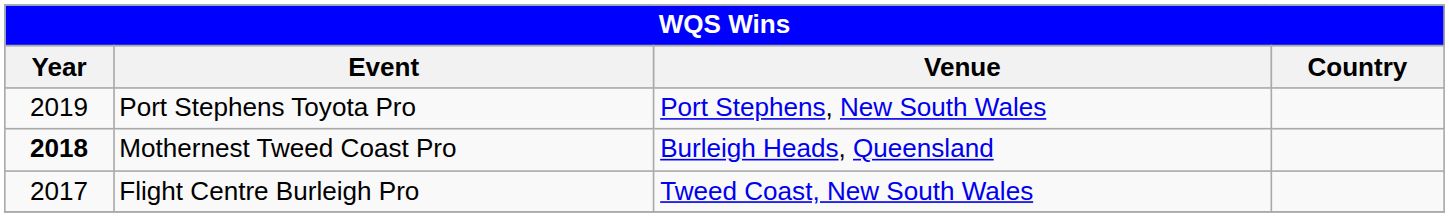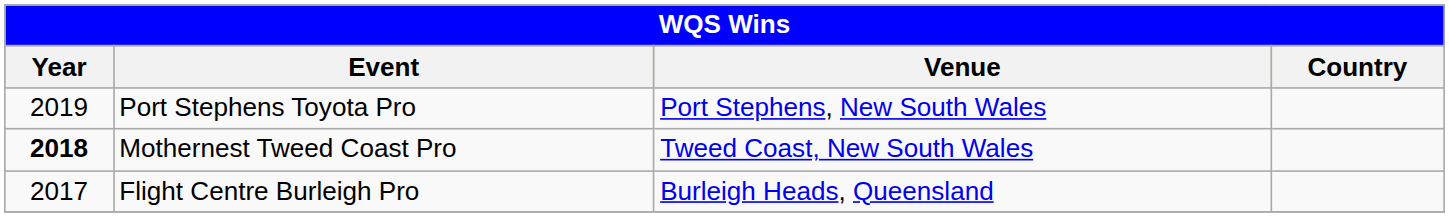(827, 149) Burleigh Heads, Queensland -> (847, 149) Tweed Coast, New South Wales
(847, 190) Tweed Coast, New South Wales -> (827, 190) Burleigh Heads, Queensland
